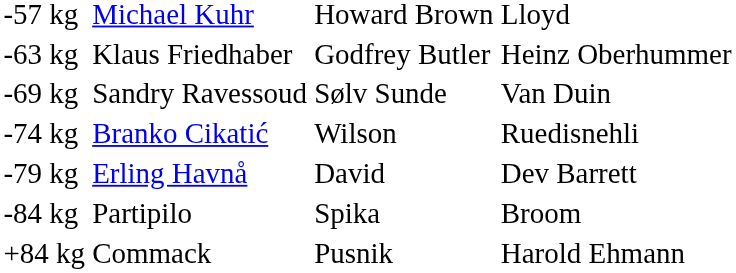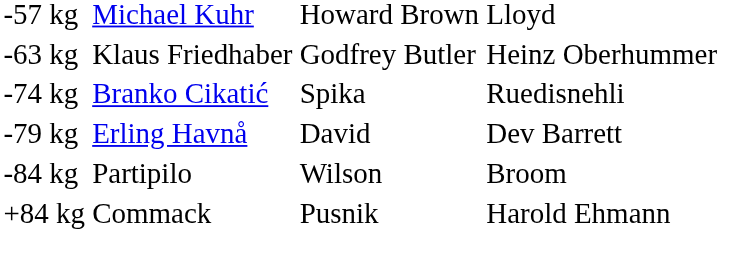- row: (41, 93)
(355, 133) Wilson -> (333, 93) Spika
(347, 213) Spika -> (341, 173) Wilson
